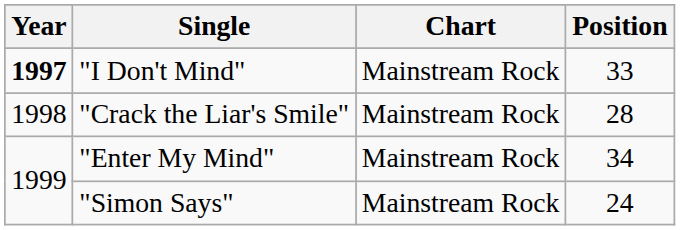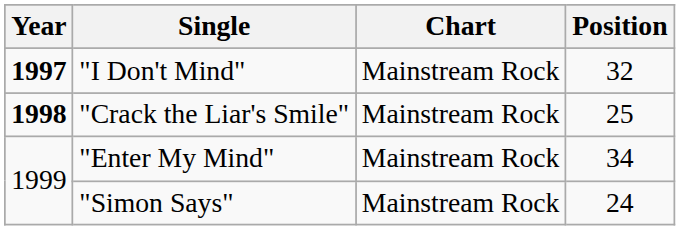(620, 70) 33 -> (620, 70) 32
(39, 114) normal -> (39, 114) bold
(620, 114) 28 -> (620, 114) 25
